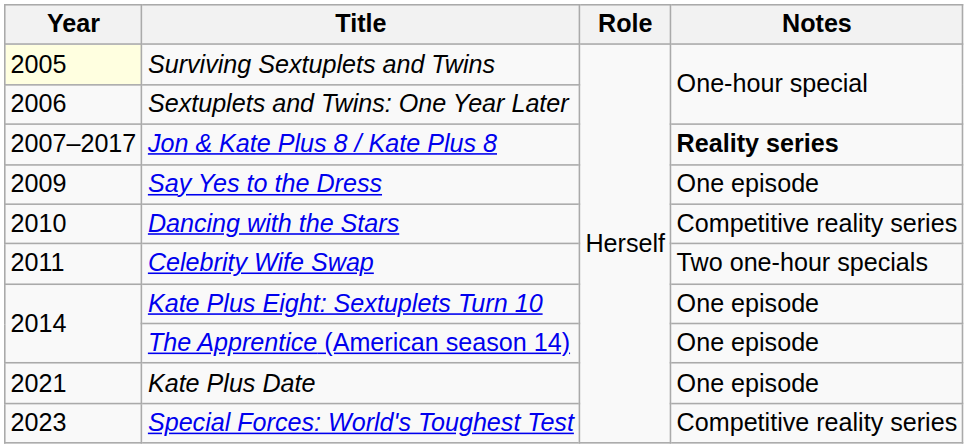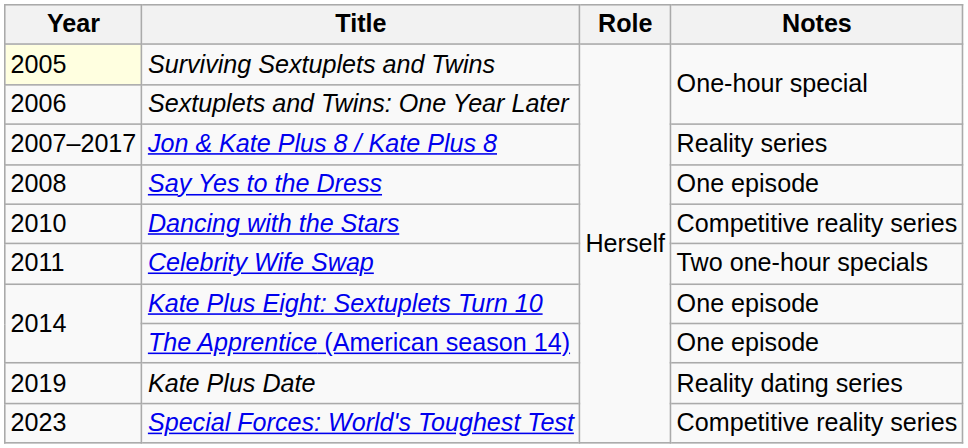(758, 143) bold -> (752, 143) normal
(39, 183) 2009 -> (39, 183) 2008
(39, 382) 2021 -> (39, 382) 2019
(748, 382) One episode -> (790, 382) Reality dating series
